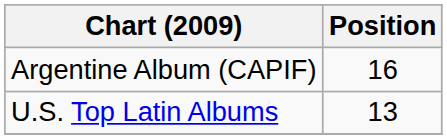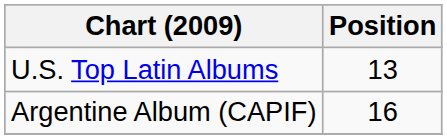rows swapped: (164, 69) <-> (145, 112)
